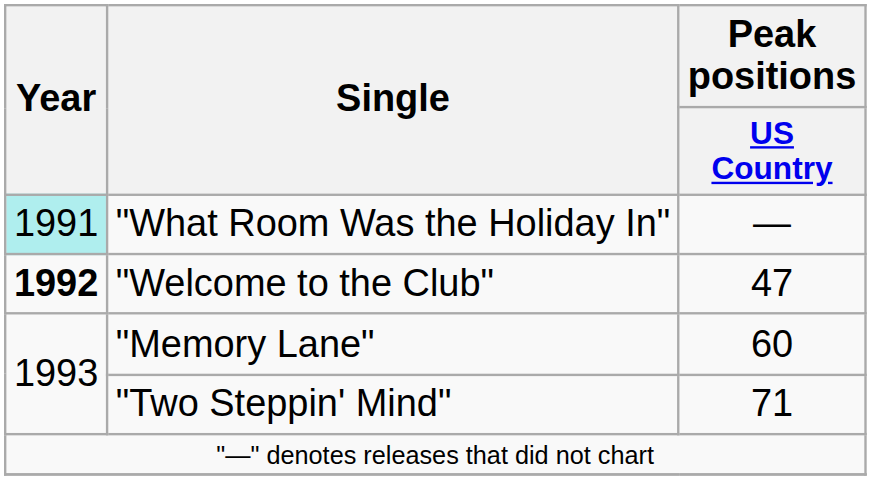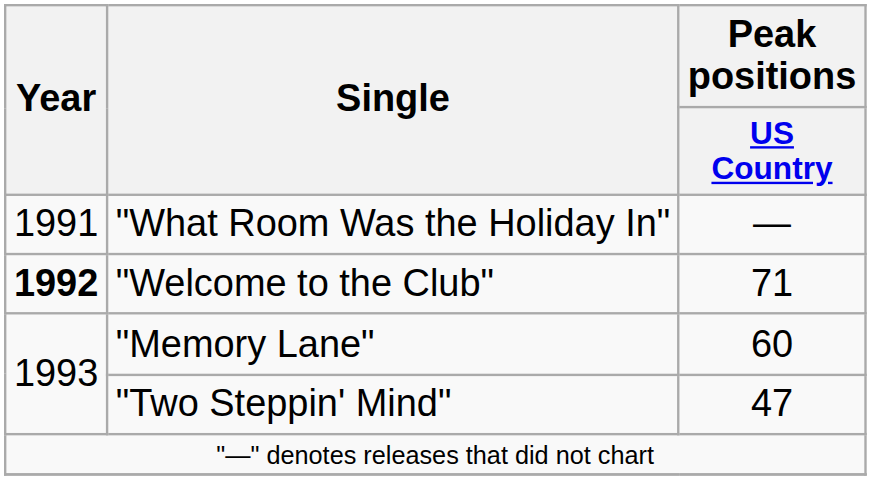(56, 223) paleturquoise background -> (56, 223) no background
(772, 283) 47 -> (772, 283) 71
(772, 403) 71 -> (772, 403) 47
